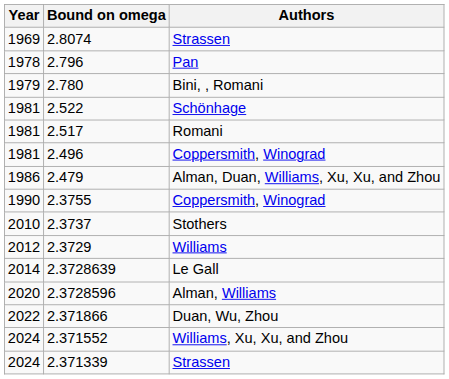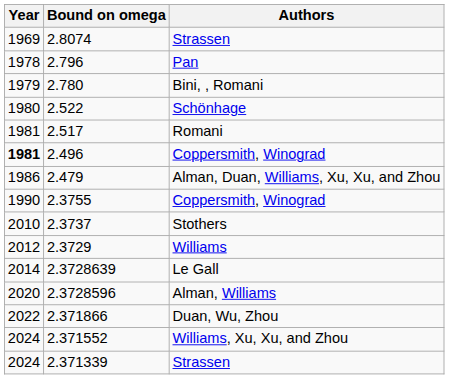(24, 108) 1981 -> (24, 108) 1980
(24, 154) normal -> (24, 154) bold
